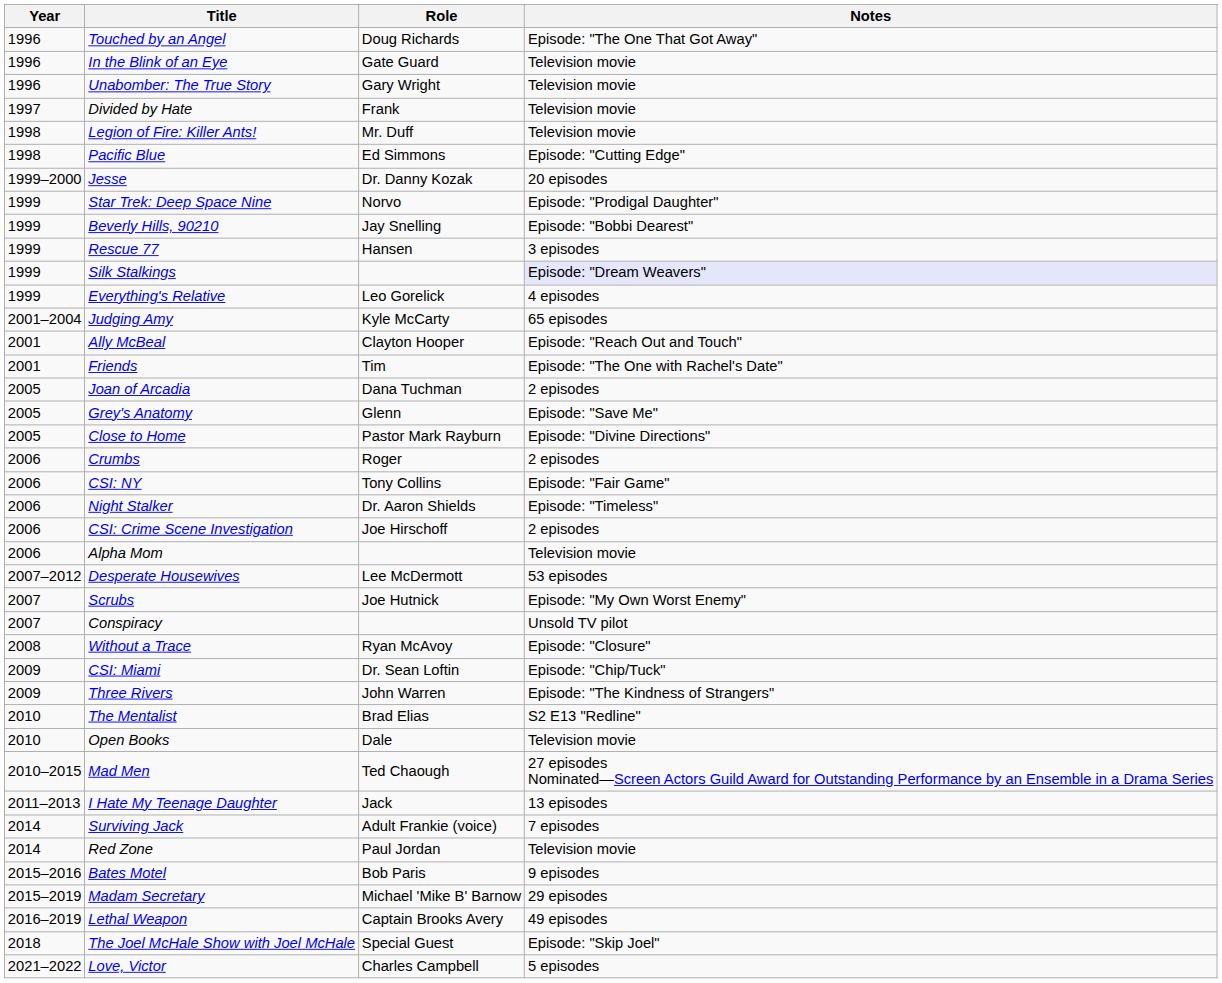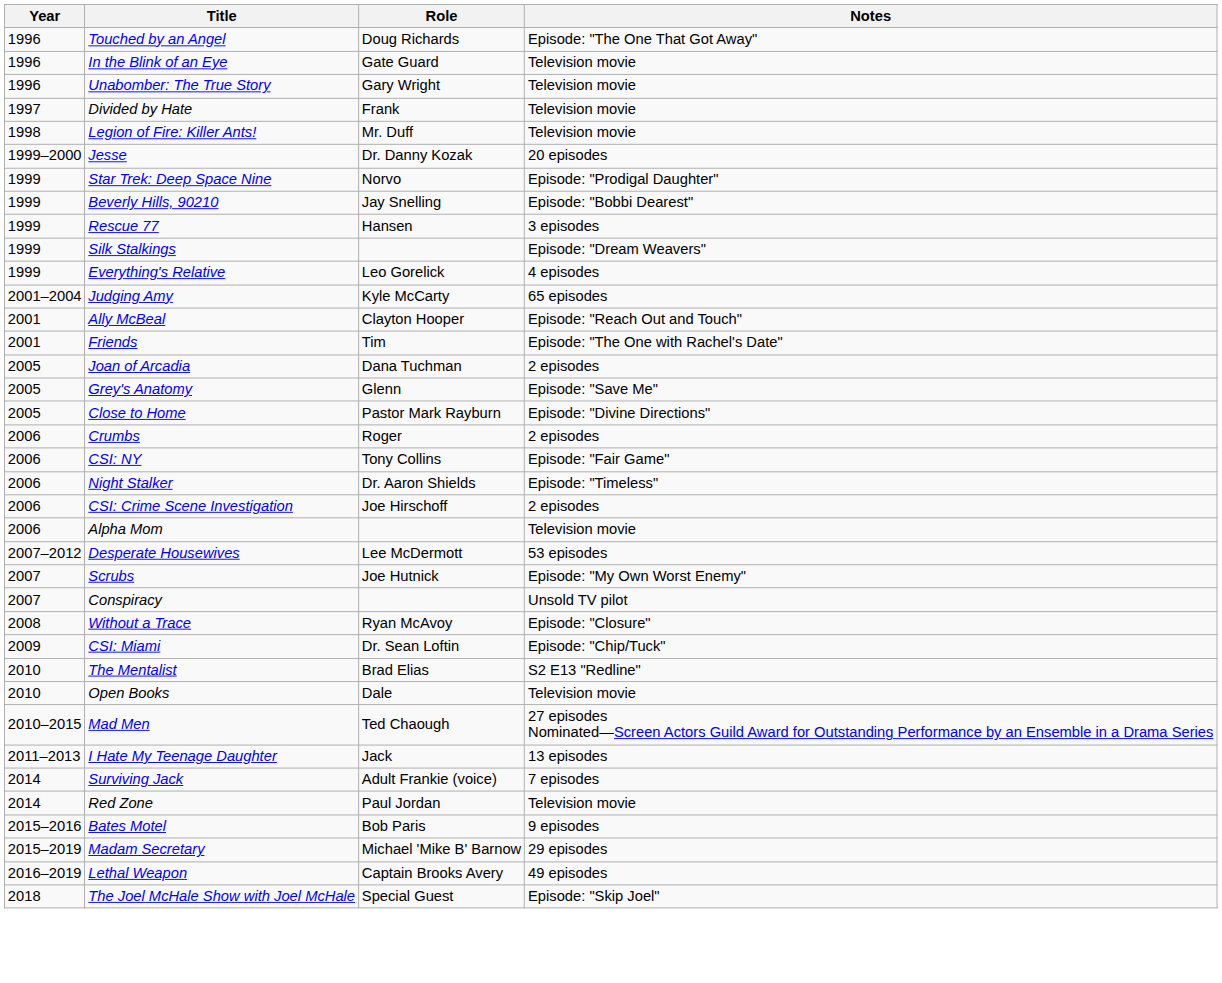- row: (127, 156)
(617, 272) lavender background -> (617, 249) no background
- row: (130, 693)
- row: (127, 966)
